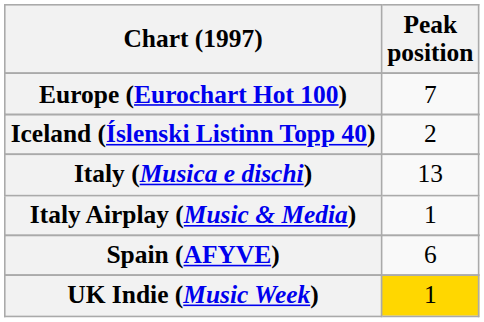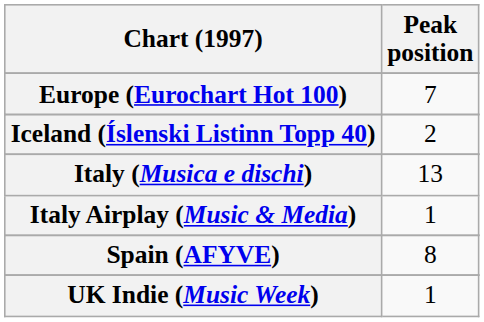(430, 255) 6 -> (430, 255) 8
(430, 295) gold background -> (430, 295) no background
